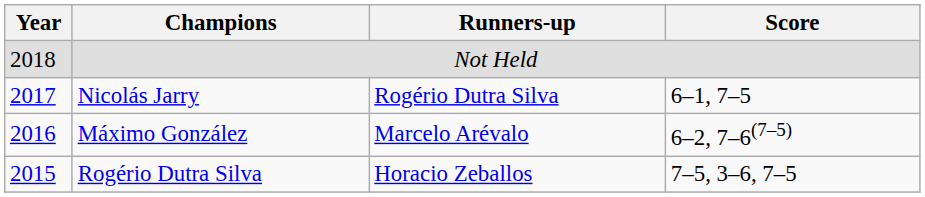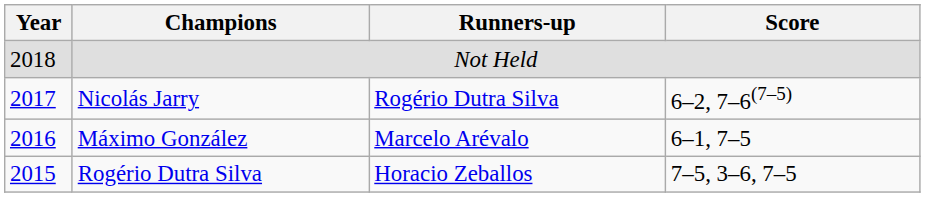(711, 95) 6–1, 7–5 -> (732, 98) 6–2, 7–6(7–5)
(732, 134) 6–2, 7–6(7–5) -> (711, 137) 6–1, 7–5
